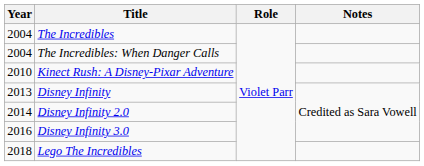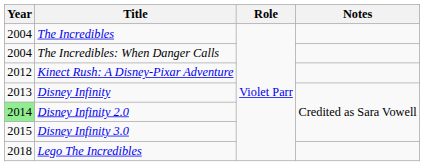(20, 72) 2010 -> (20, 72) 2012
(20, 111) no background -> (20, 111) lightgreen background
(20, 131) 2016 -> (20, 131) 2015
